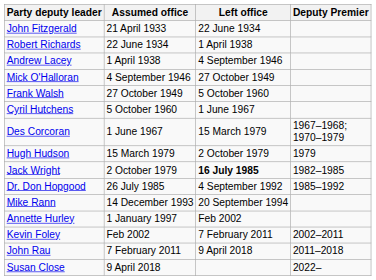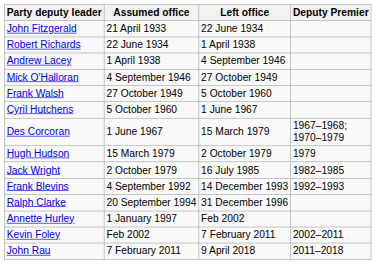(228, 170) bold -> (230, 170) normal
- row: (46, 186)
+ row: (38, 186)
- row: (31, 202)
+ row: (36, 202)
- row: (36, 267)
